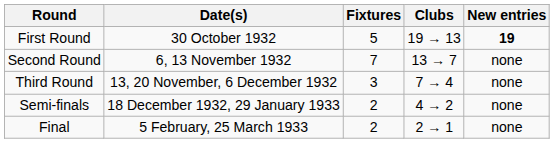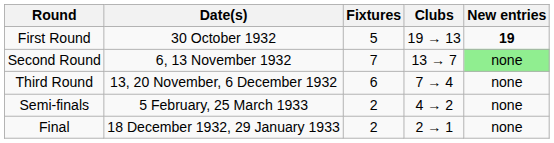(507, 60) no background -> (507, 60) lightgreen background
(374, 82) 3 -> (374, 82) 6
(224, 104) 18 December 1932, 29 January 1933 -> (224, 104) 5 February, 25 March 1933
(224, 127) 5 February, 25 March 1933 -> (224, 127) 18 December 1932, 29 January 1933
